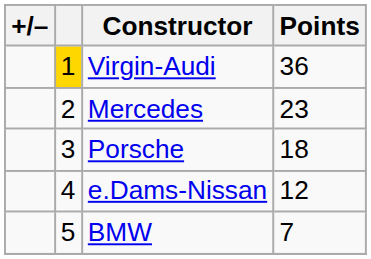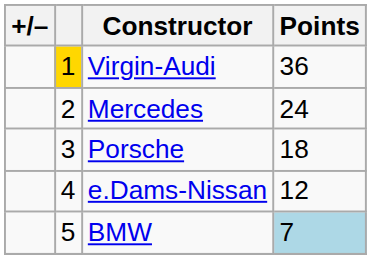(294, 108) 23 -> (294, 108) 24
(287, 232) no background -> (287, 232) lightblue background
